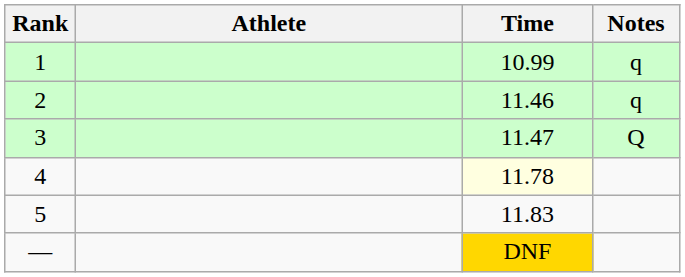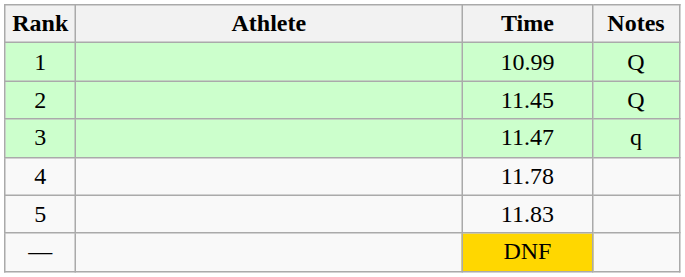(636, 61) q -> (636, 61) Q
(527, 99) 11.46 -> (527, 99) 11.45
(636, 99) q -> (636, 99) Q
(636, 137) Q -> (636, 137) q
(527, 175) lightyellow background -> (527, 175) no background
